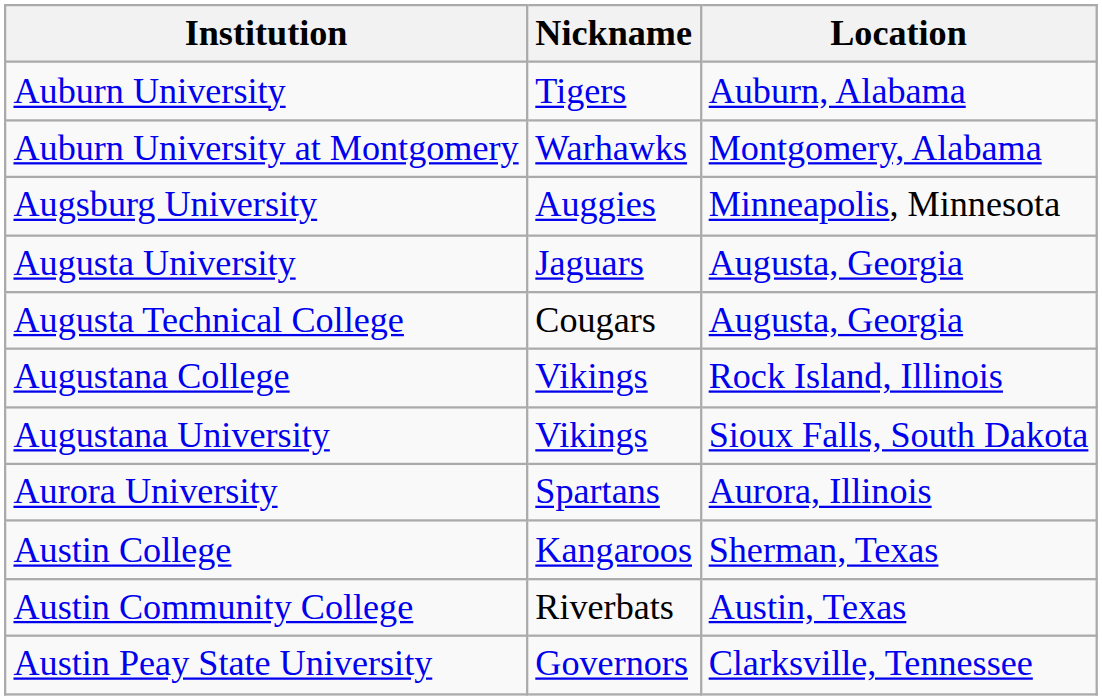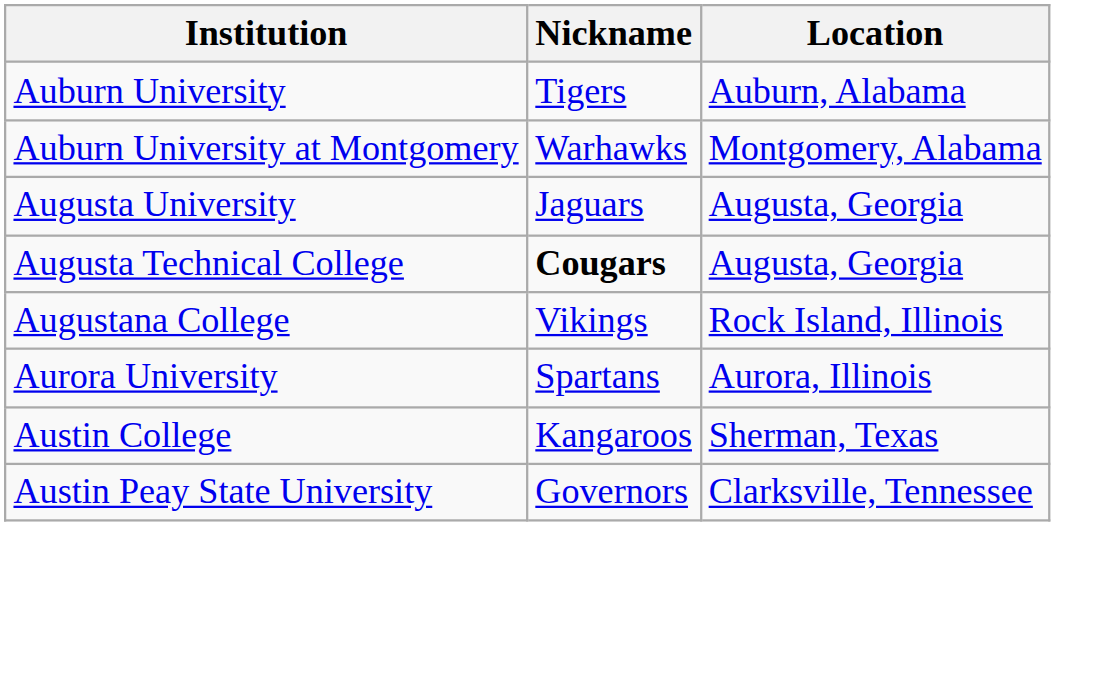- row: (165, 205)
(596, 319) normal -> (601, 262) bold
- row: (172, 434)
- row: (213, 606)
